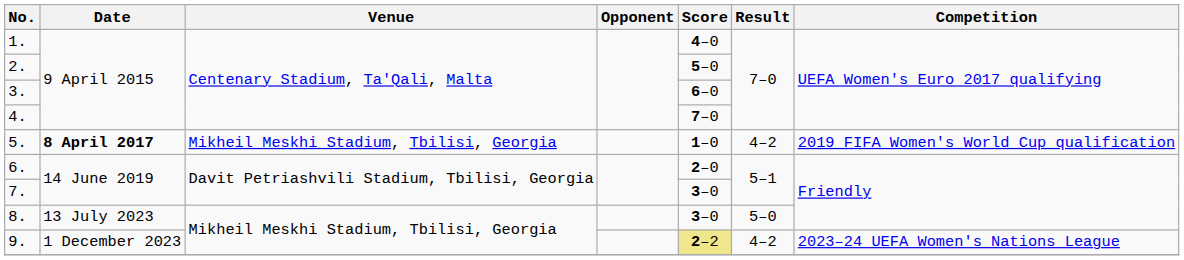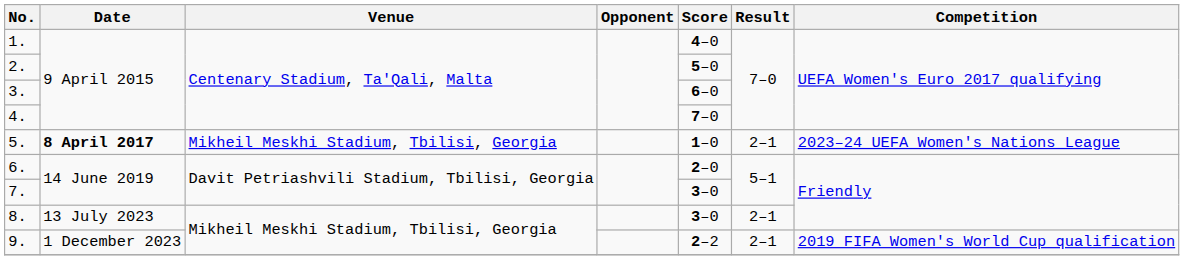(763, 142) 4–2 -> (763, 142) 2–1
(986, 142) 2019 FIFA Women's World Cup qualification -> (959, 142) 2023–24 UEFA Women's Nations League
(763, 217) 5–0 -> (763, 217) 2–1
(705, 242) khaki background -> (705, 242) no background
(763, 242) 4–2 -> (763, 242) 2–1
(959, 242) 2023–24 UEFA Women's Nations League -> (986, 242) 2019 FIFA Women's World Cup qualification
